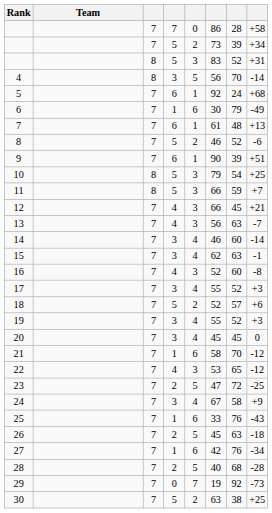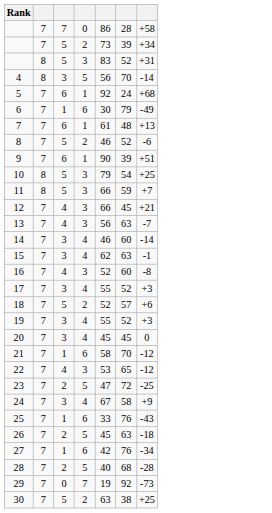- column: (88, 12)
